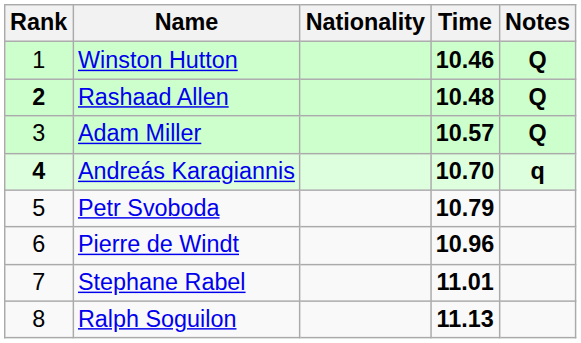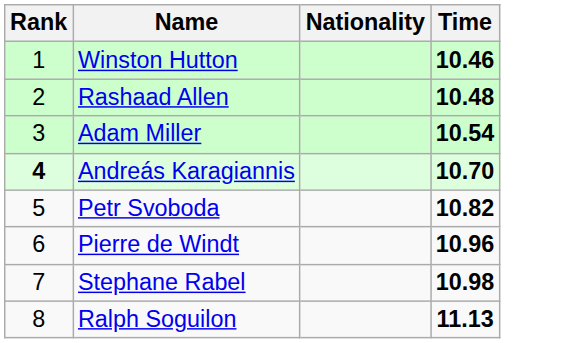- column: (538, 23)
(39, 97) bold -> (39, 97) normal
(465, 134) 10.57 -> (465, 134) 10.54
(465, 208) 10.79 -> (465, 208) 10.82
(465, 282) 11.01 -> (465, 282) 10.98
